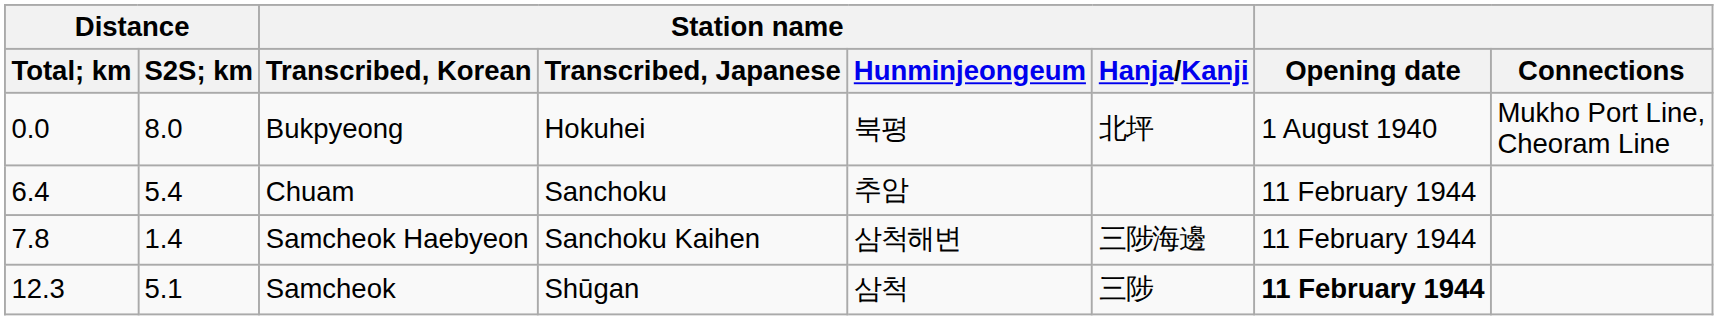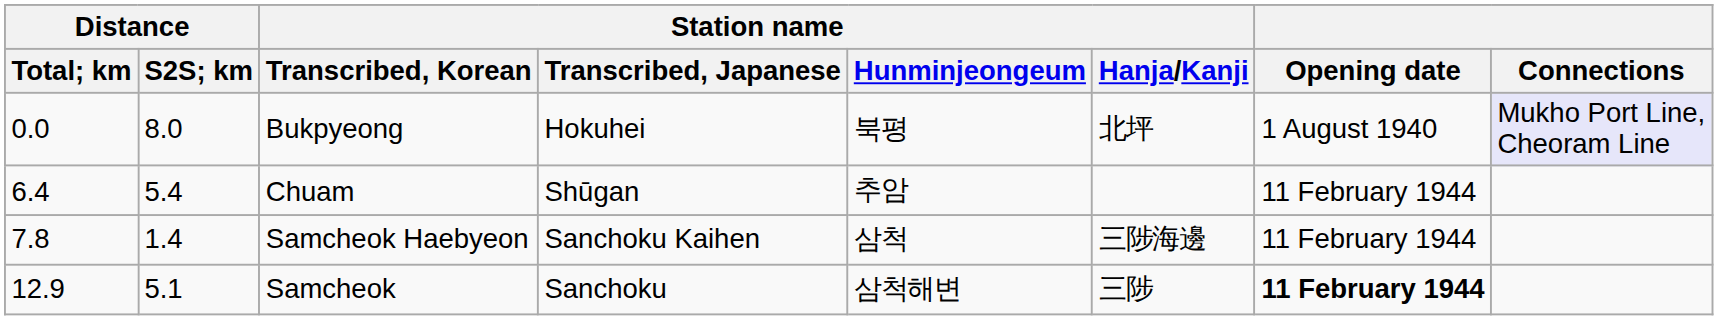(1601, 129) no background -> (1601, 129) lavender background
(606, 191) Sanchoku -> (592, 191) Shūgan
(907, 239) 삼척해변 -> (881, 239) 삼척
(38, 289) 12.3 -> (38, 289) 12.9
(592, 289) Shūgan -> (606, 289) Sanchoku
(881, 288) 삼척 -> (907, 288) 삼척해변
